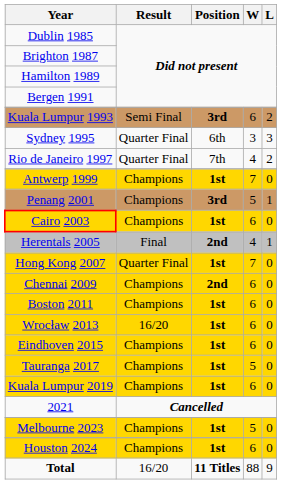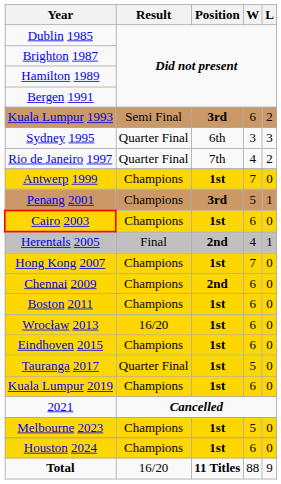(154, 263) Quarter Final -> (154, 263) Champions
(154, 365) Champions -> (154, 365) Quarter Final
